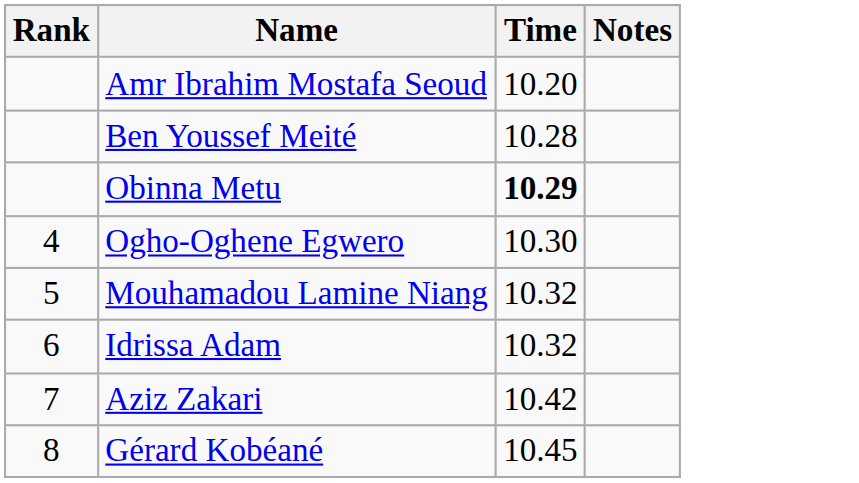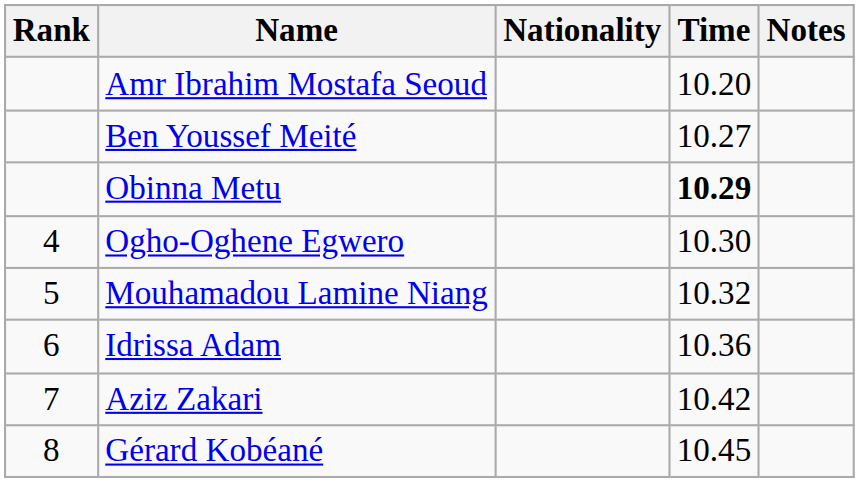+ column: (582, 30)
(540, 135) 10.28 -> (714, 135) 10.27
(540, 345) 10.32 -> (714, 345) 10.36
